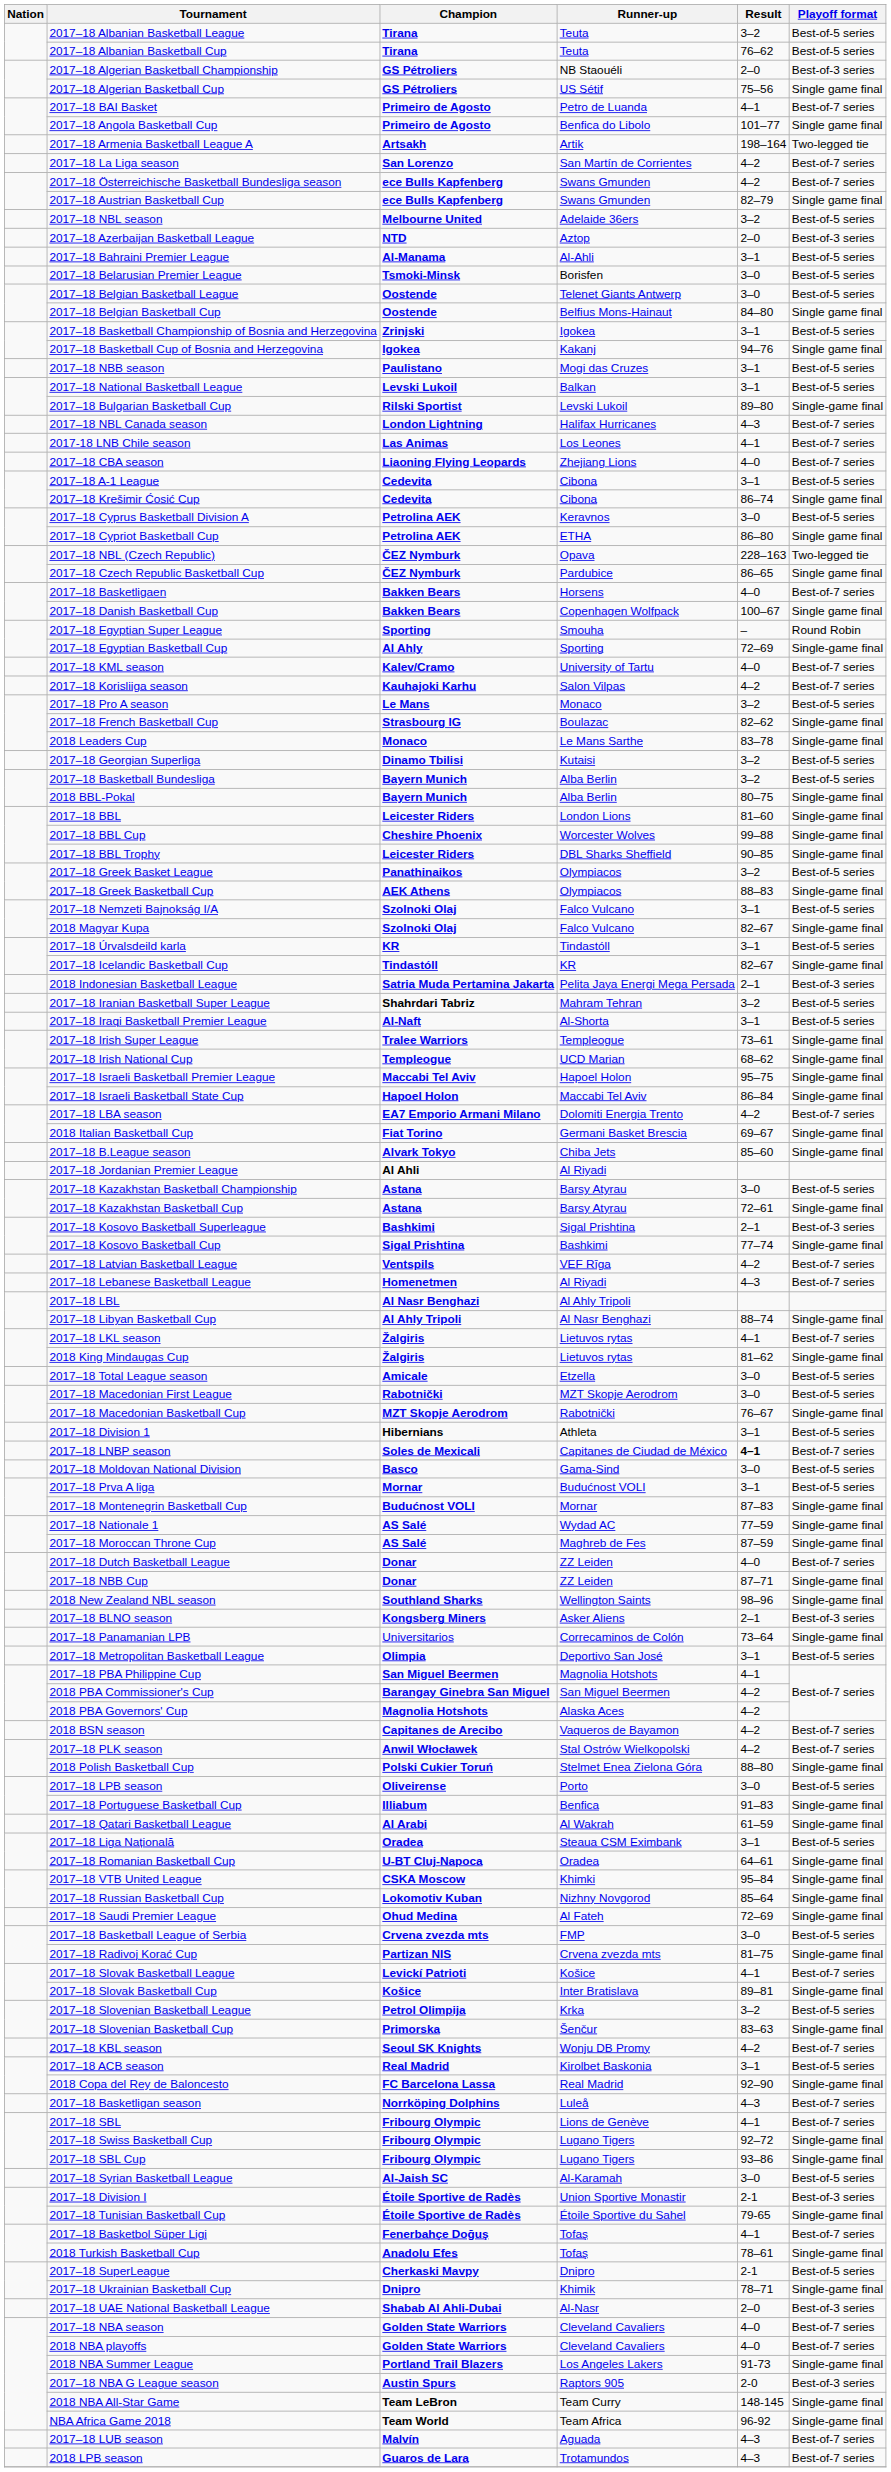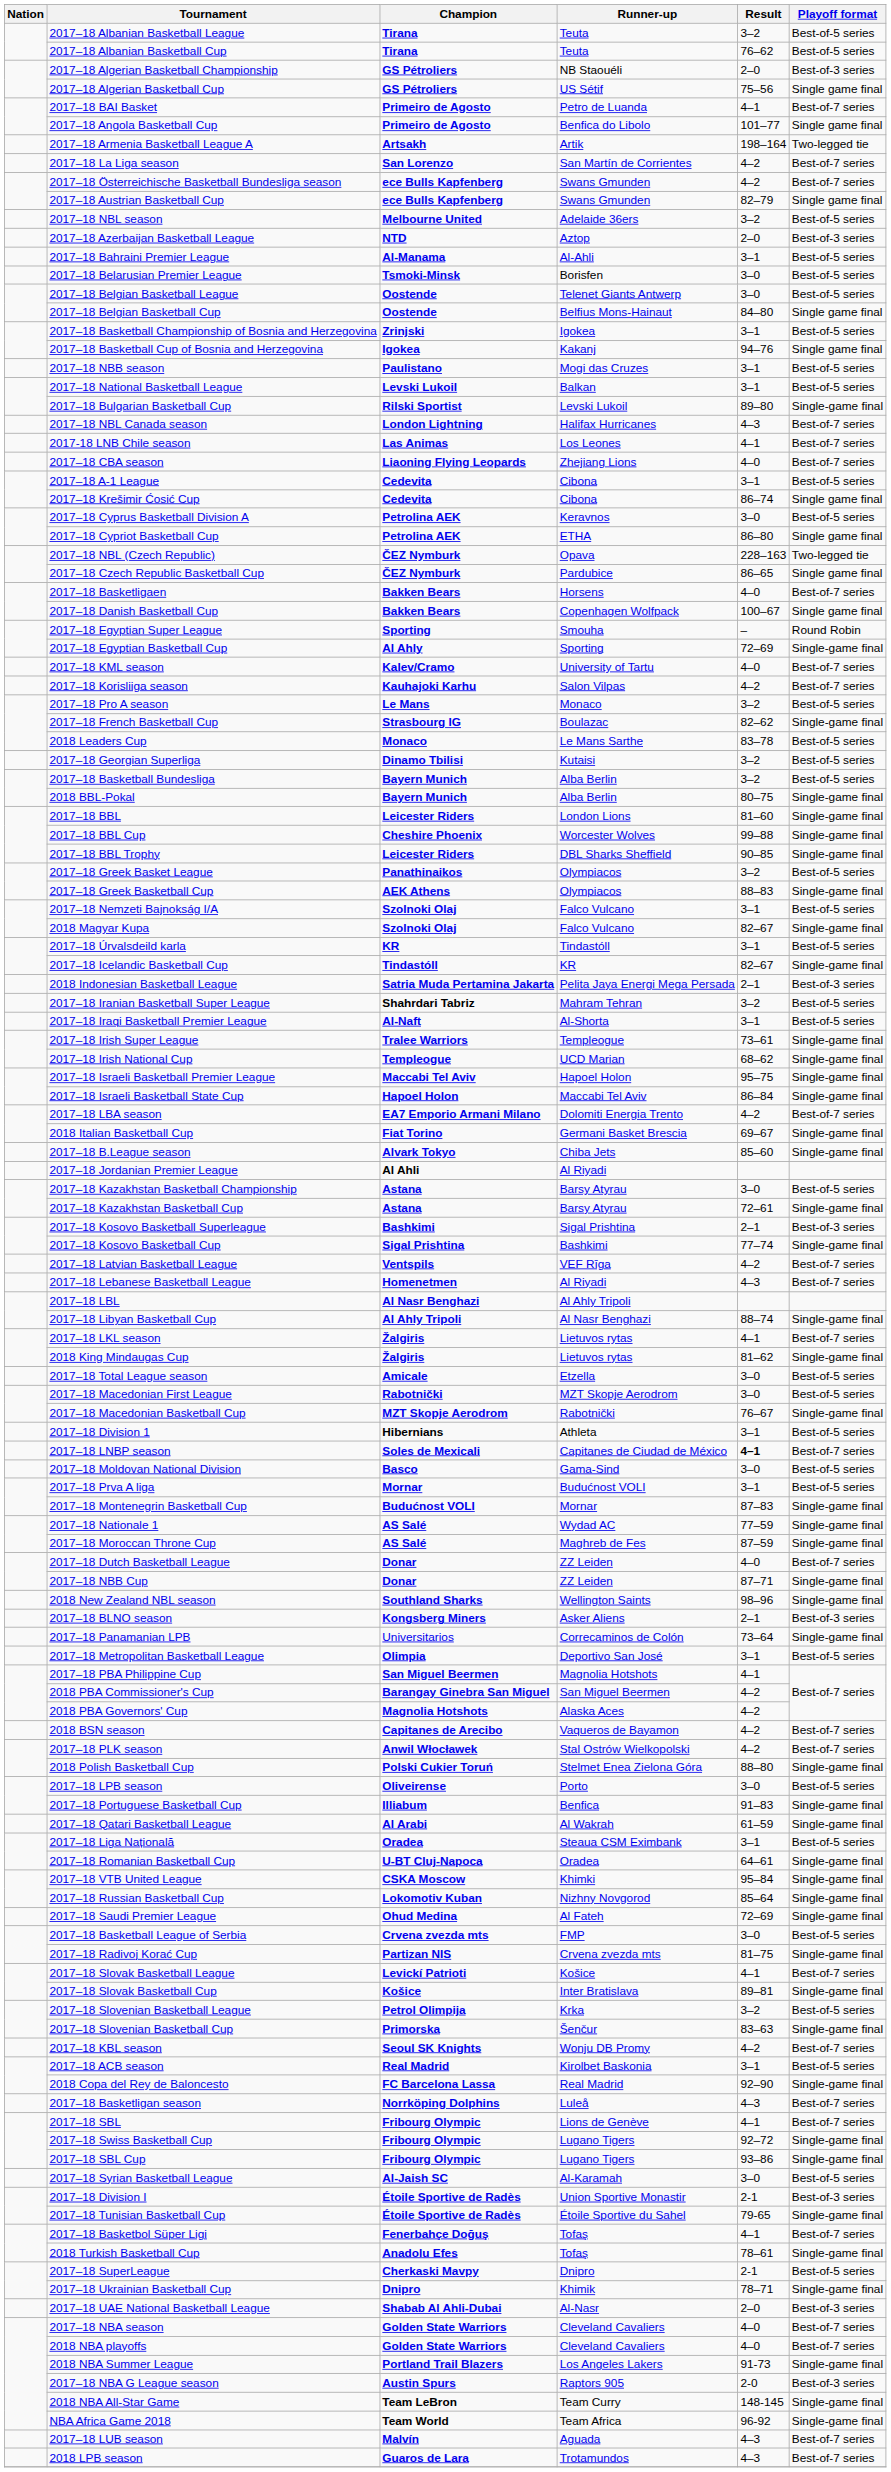(837, 742) Single-game final -> (833, 742) Best-of-5 series
